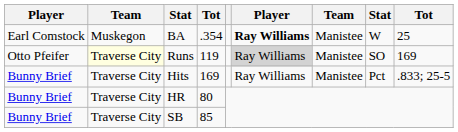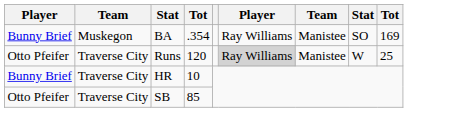(46, 35) Earl Comstock -> (40, 35) Bunny Brief
(272, 35) bold -> (257, 35) normal
(375, 35) W -> (360, 35) SO
(403, 35) 25 -> (390, 35) 169
(126, 55) lightyellow background -> (113, 55) no background
(209, 55) 119 -> (197, 55) 120
(377, 55) SO -> (358, 55) W
(407, 55) 169 -> (387, 55) 25
- row: (178, 76)
(206, 96) 80 -> (193, 76) 10
(40, 117) Bunny Brief -> (38, 96) Otto Pfeifer
